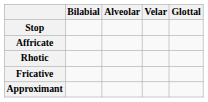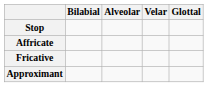- row: (35, 58)
